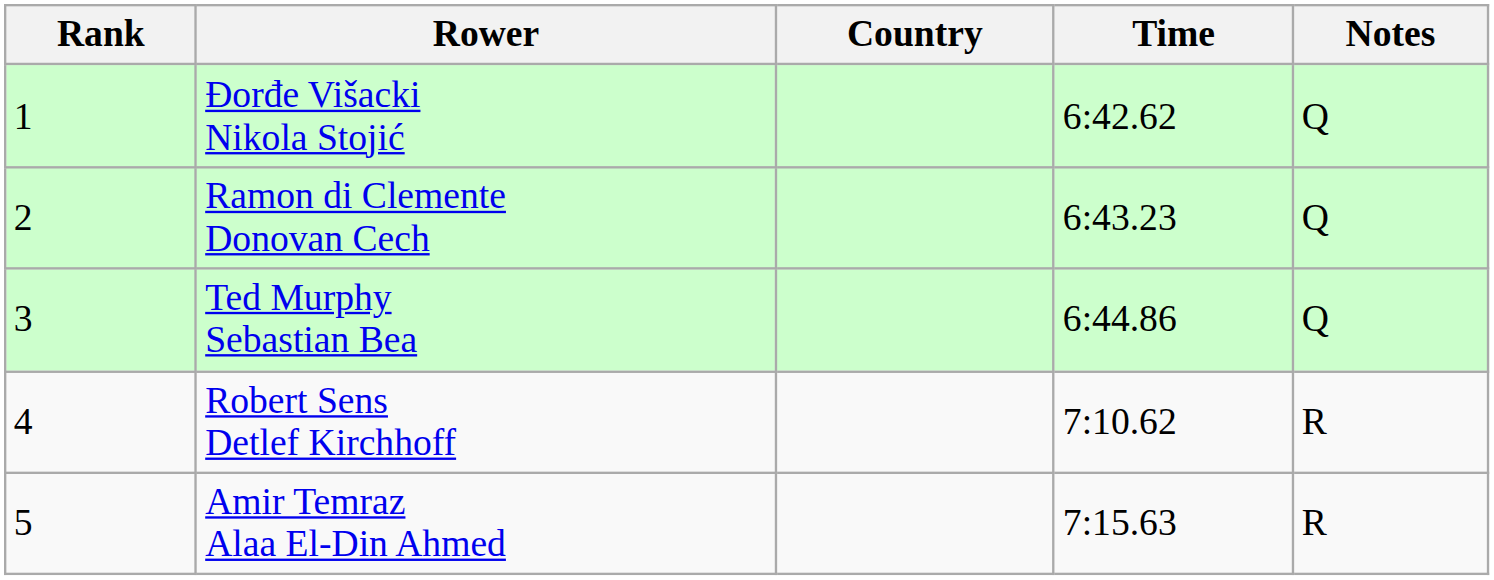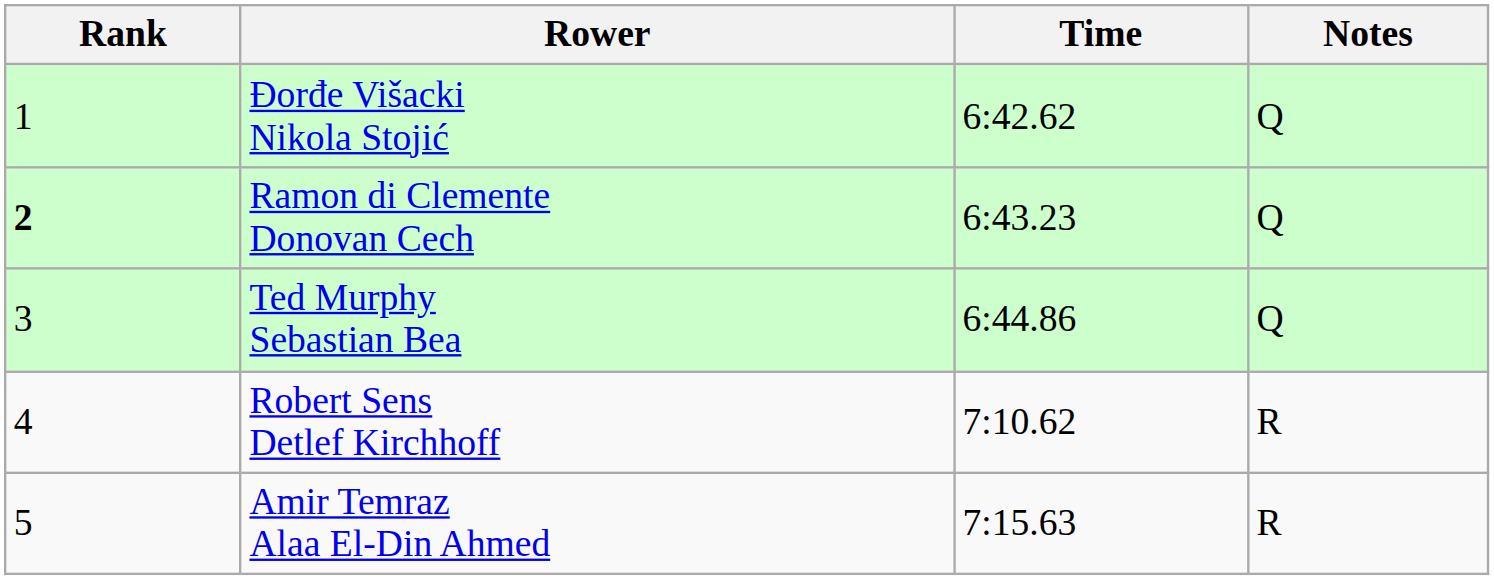- column: (915, 34)
(23, 217) normal -> (23, 217) bold
